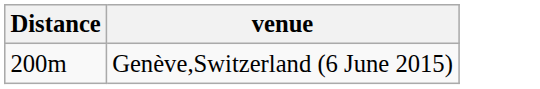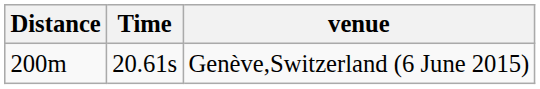+ column: (145, 24)
